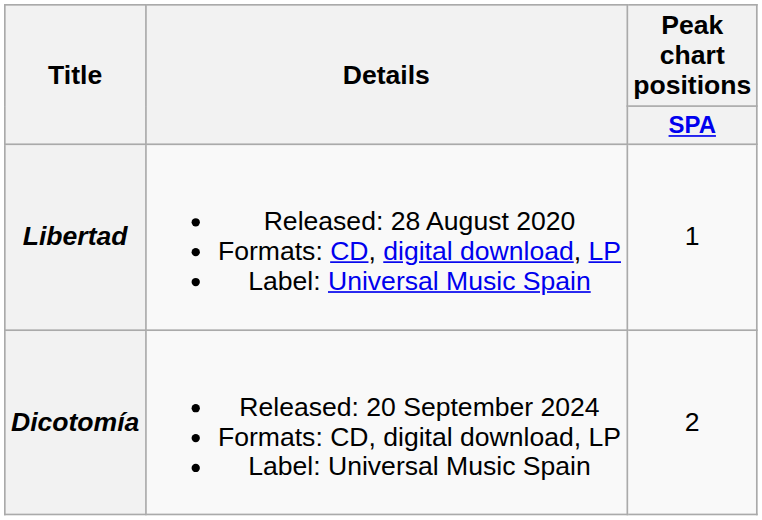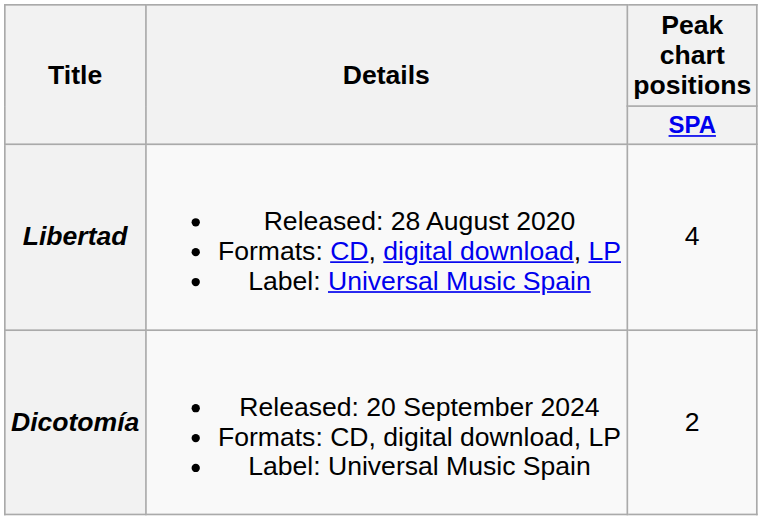(692, 236) 1 -> (692, 236) 4
